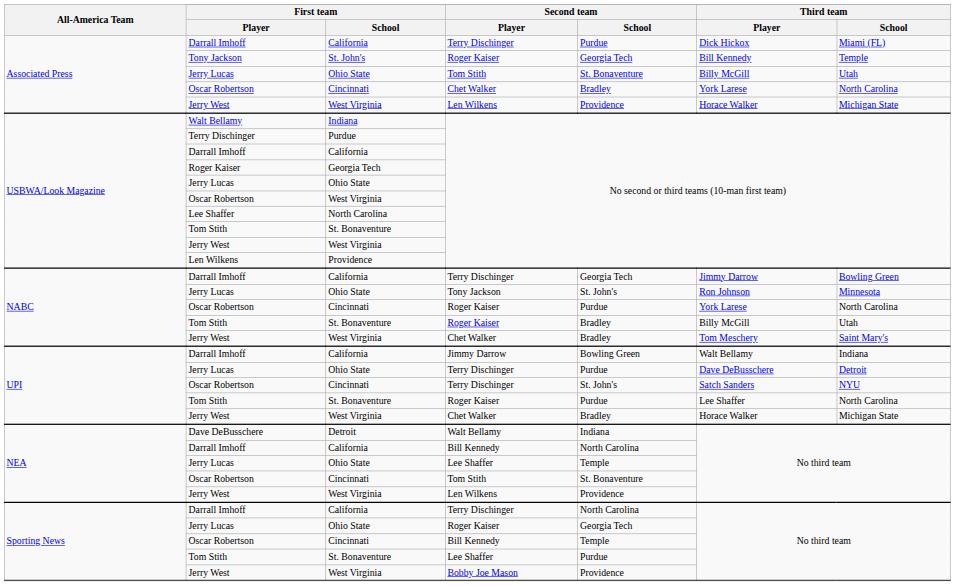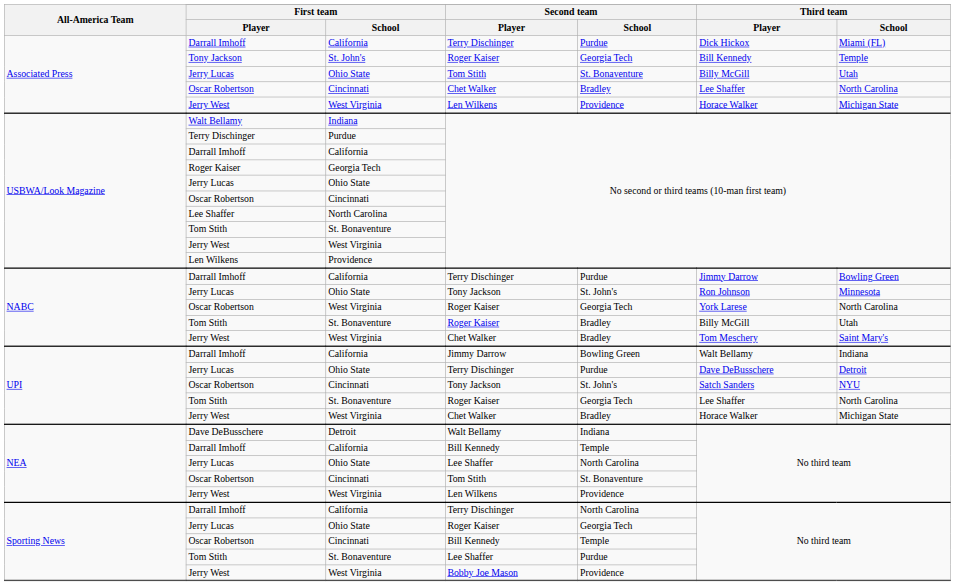(723, 89) York Larese -> (722, 89) Lee Shaffer
(355, 198) West Virginia -> (349, 198) Cincinnati
(606, 276) Georgia Tech -> (594, 276) Purdue
(349, 307) Cincinnati -> (355, 307) West Virginia
(594, 307) Purdue -> (606, 307) Georgia Tech
(481, 385) Terry Dischinger -> (474, 385) Tony Jackson
(594, 401) Purdue -> (606, 401) Georgia Tech
(609, 448) North Carolina -> (595, 448) Temple
(595, 463) Temple -> (609, 463) North Carolina
